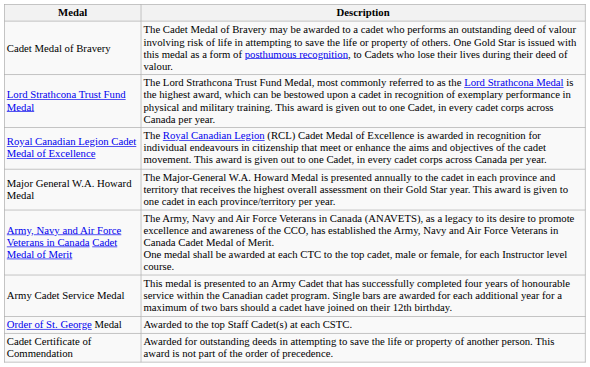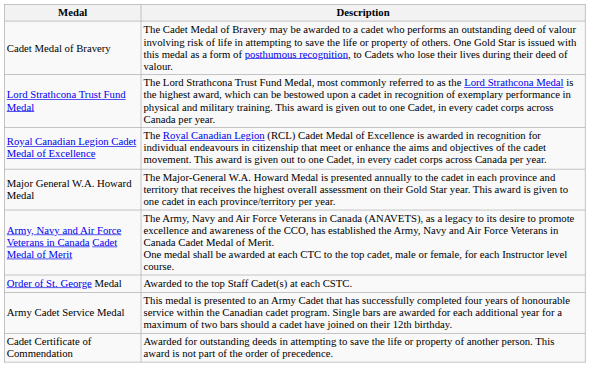rows swapped: (64, 324) <-> (66, 295)
